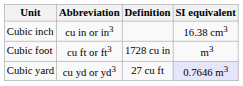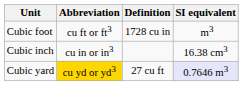rows swapped: (30, 31) <-> (30, 51)
(89, 71) no background -> (89, 71) gold background
